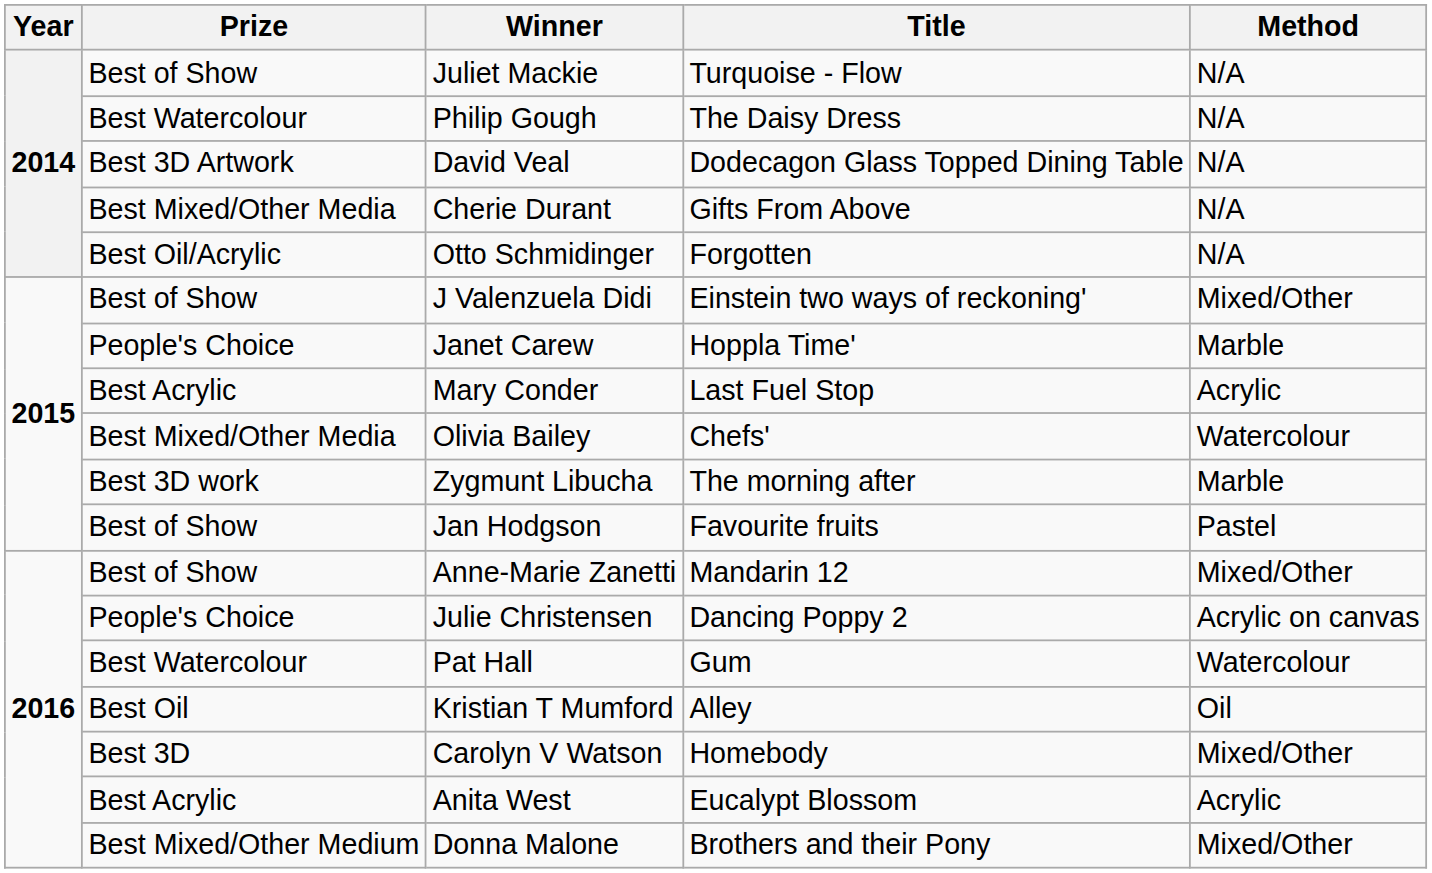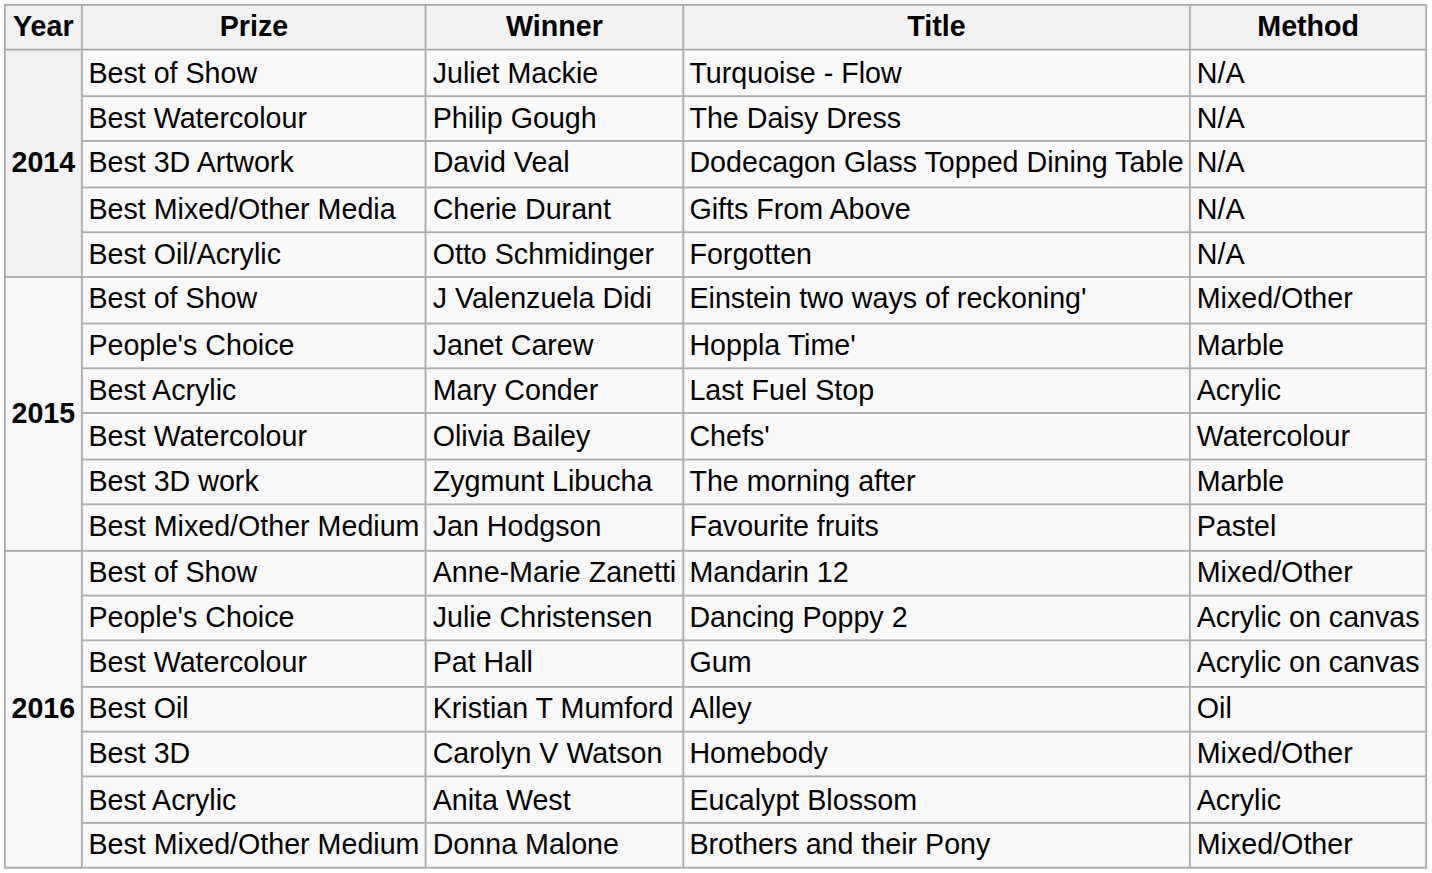(242, 436) Best Mixed/Other Media -> (198, 436) Best Watercolour
(173, 526) Best of Show -> (254, 526) Best Mixed/Other Medium
(1273, 663) Watercolour -> (1308, 663) Acrylic on canvas
